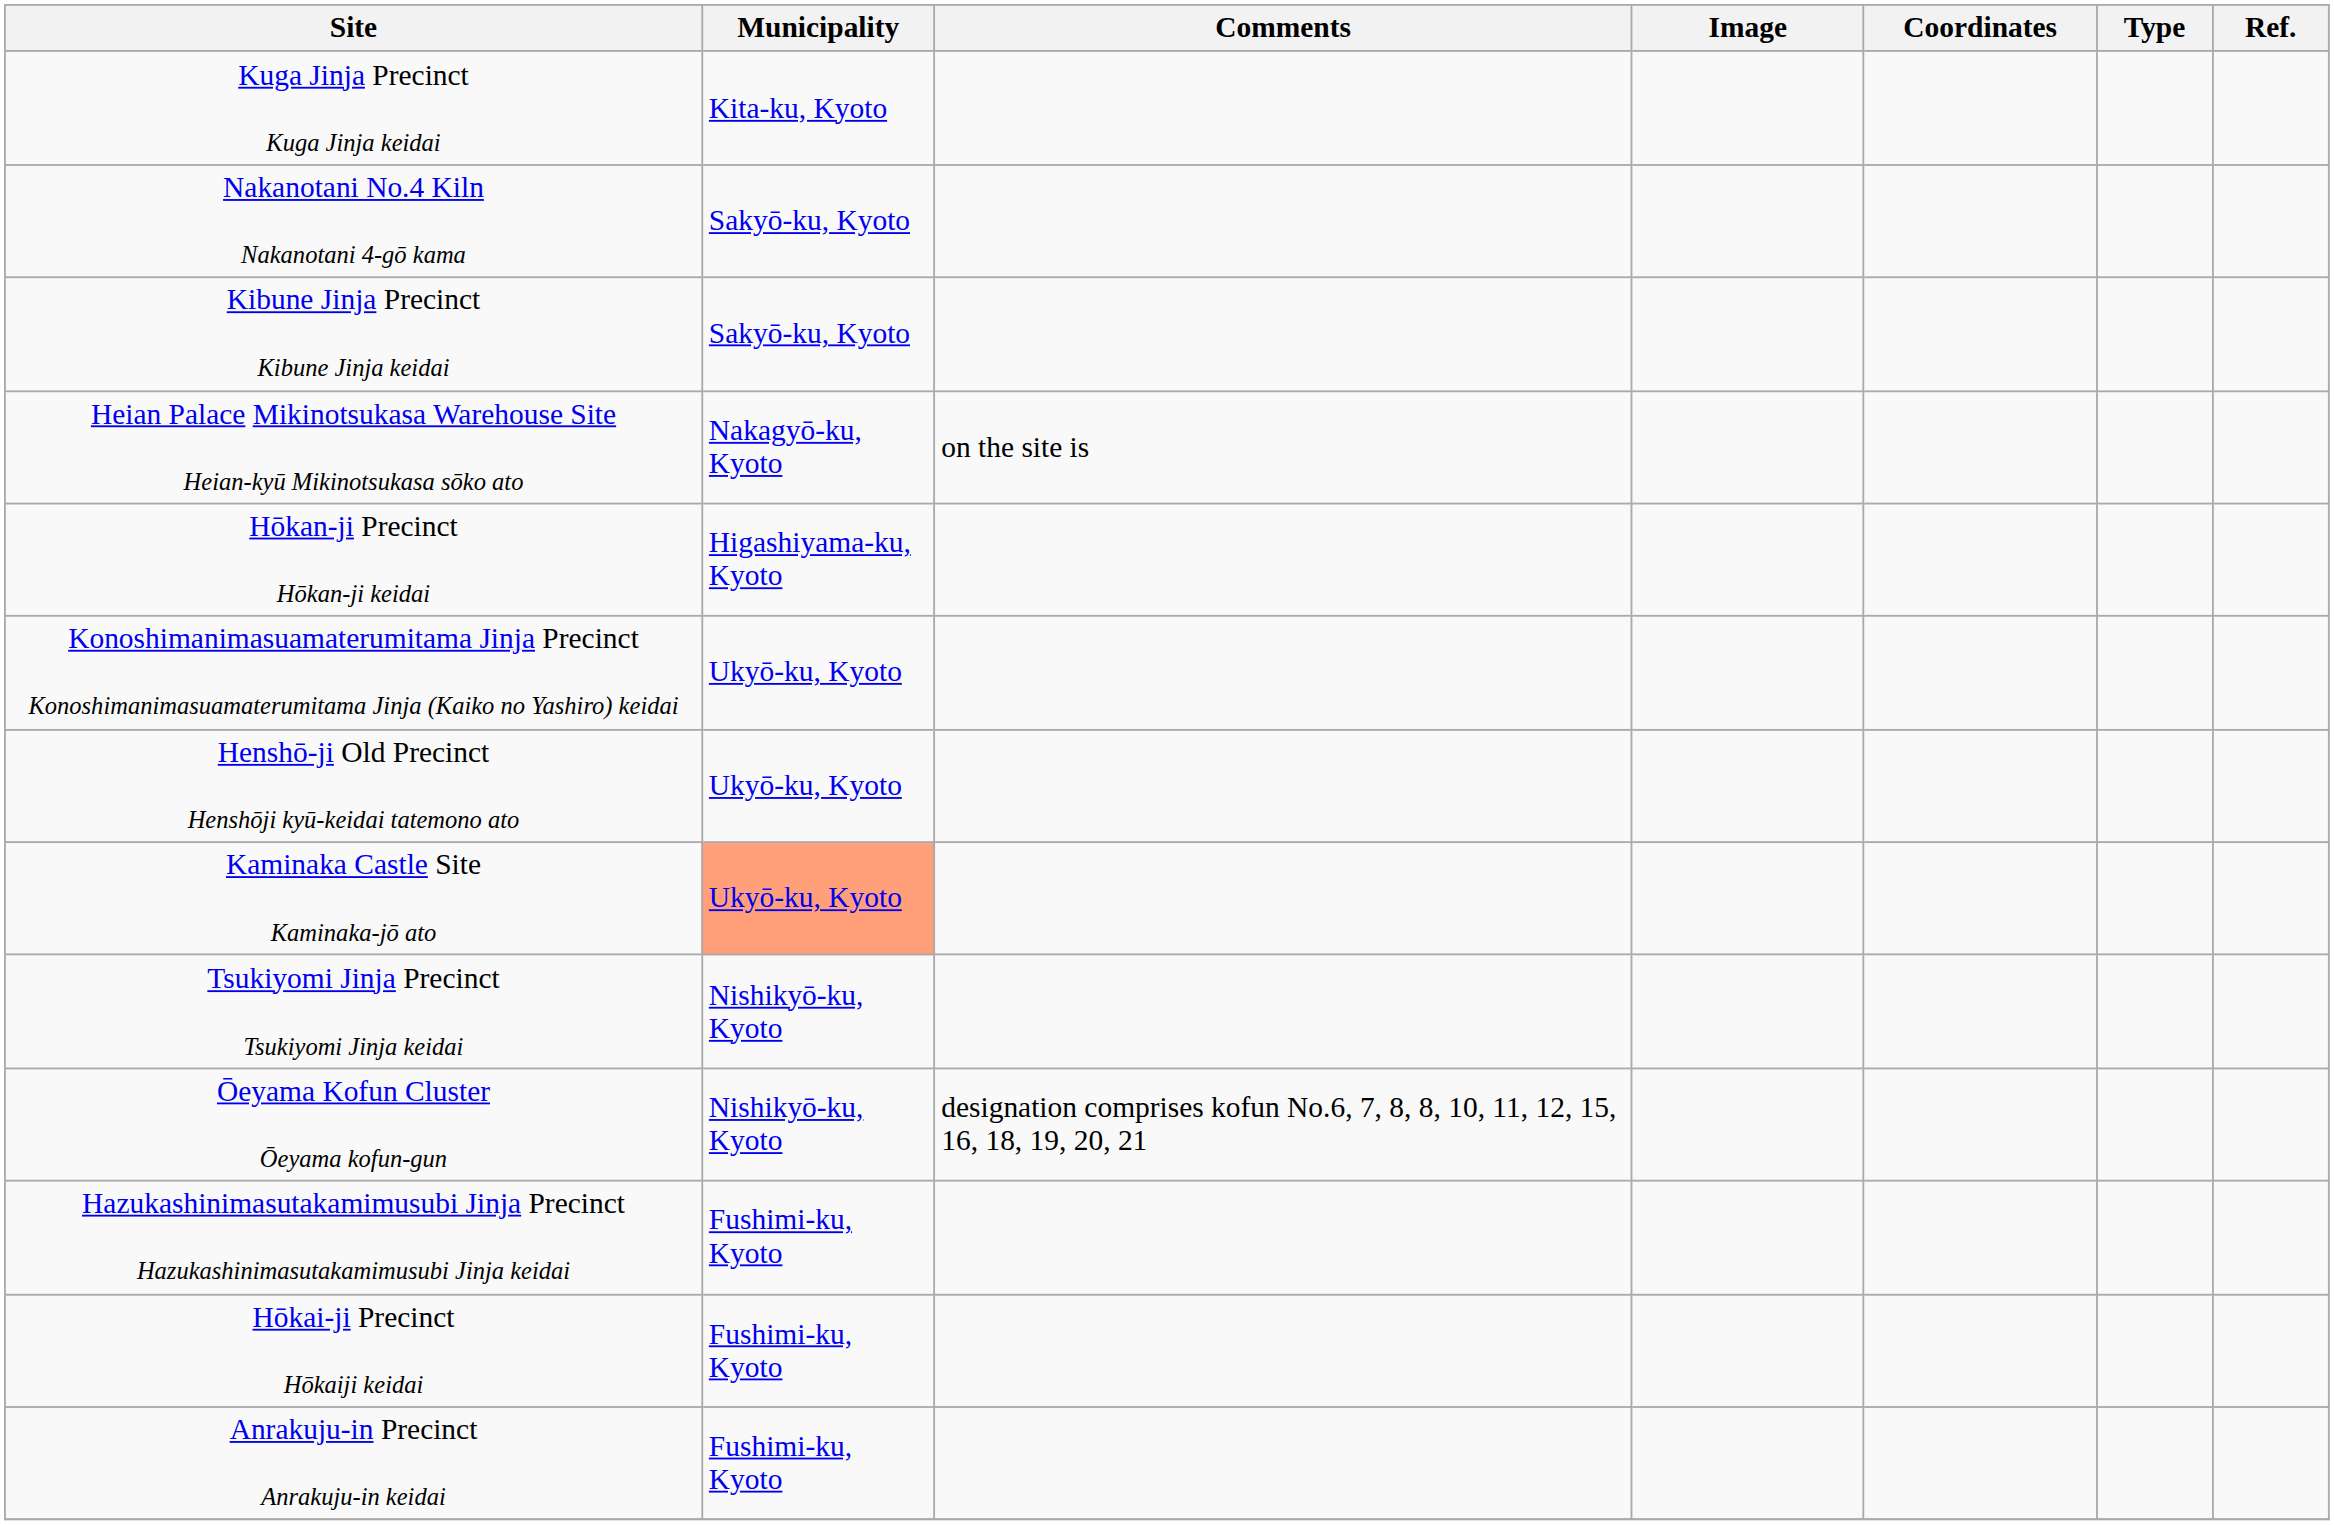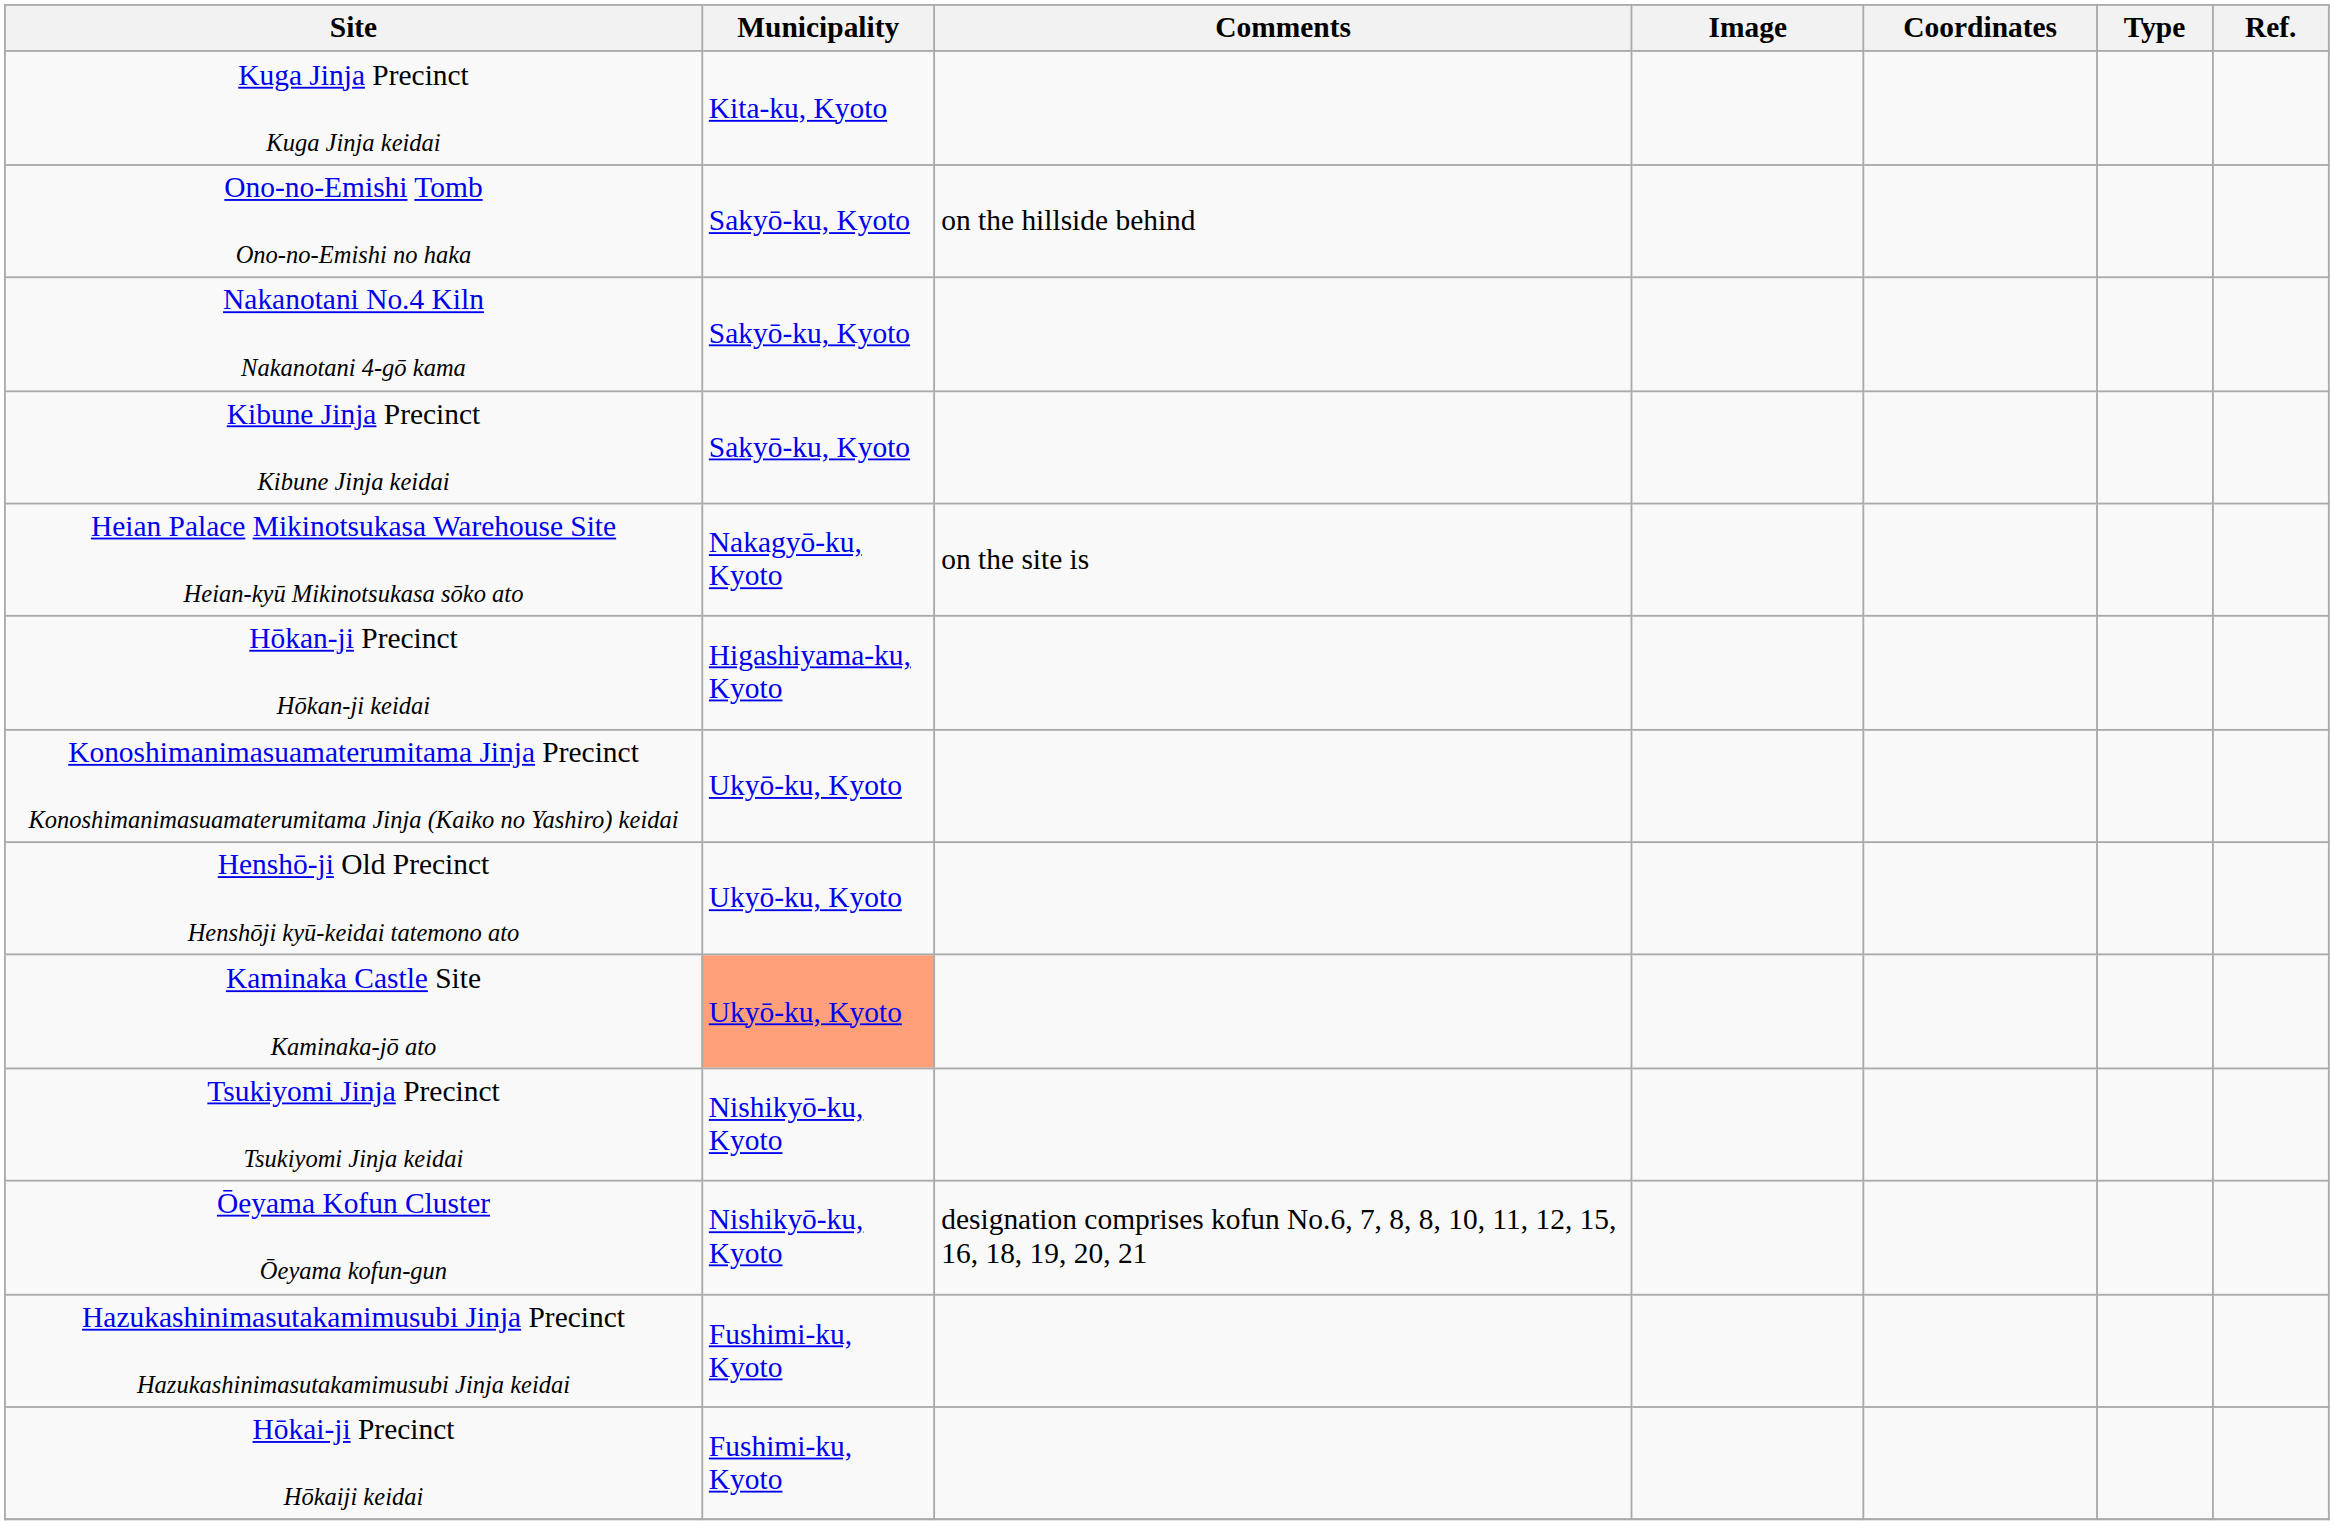+ row: (353, 220)
- row: (353, 1462)
